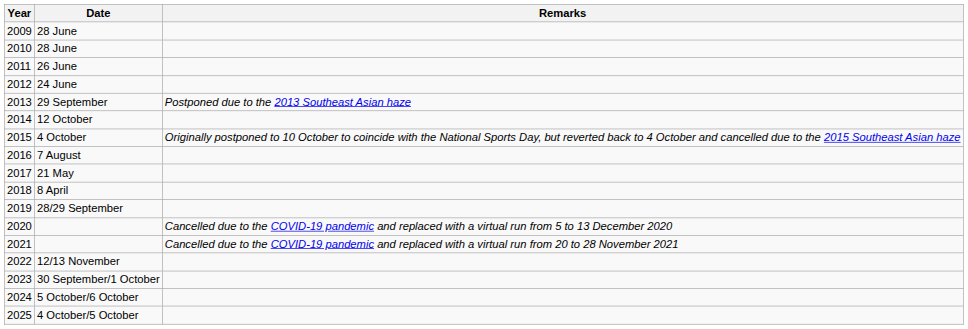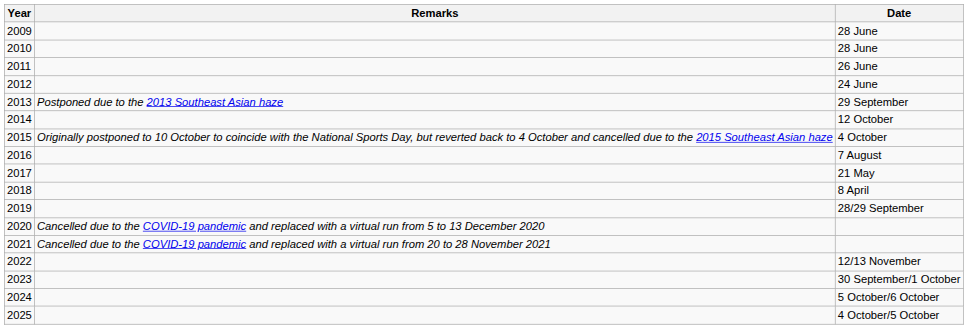columns swapped: (98, 13) <-> (563, 13)
